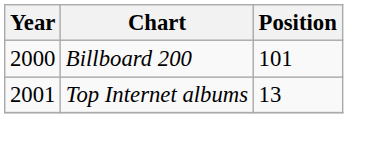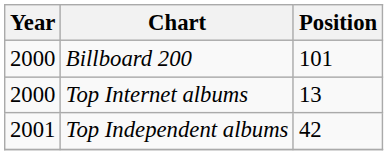(33, 94) 2001 -> (33, 94) 2000
+ row: (177, 130)
